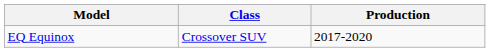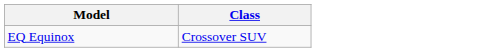- column: (398, 15)
